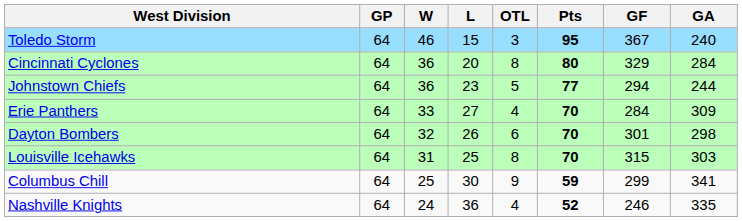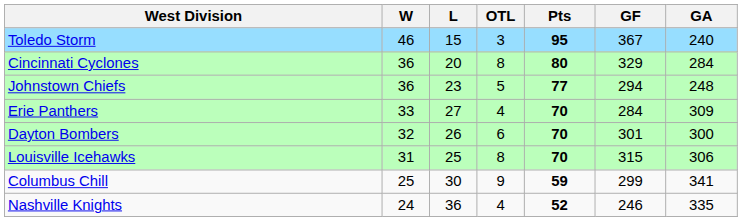- column: (382, 16)
(704, 87) 244 -> (701, 87) 248
(704, 134) 298 -> (701, 134) 300
(704, 157) 303 -> (701, 157) 306
